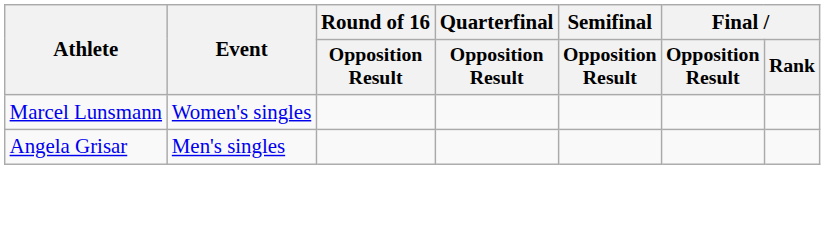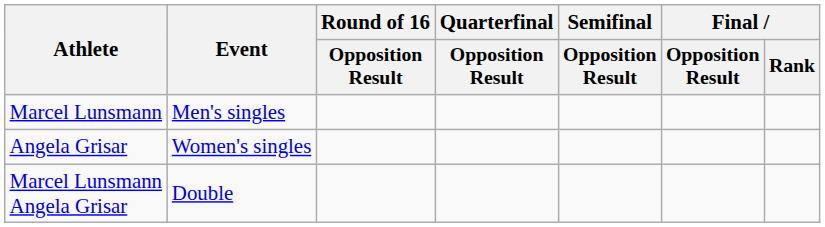(242, 112) Women's singles -> (228, 112) Men's singles
(228, 146) Men's singles -> (242, 146) Women's singles
+ row: (86, 193)
